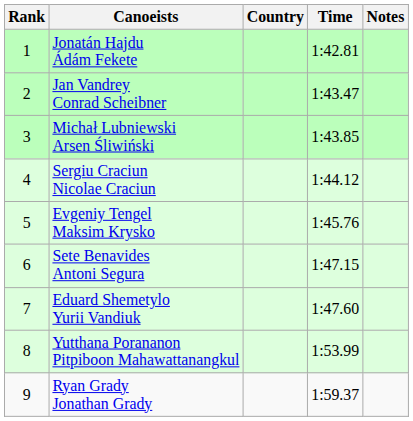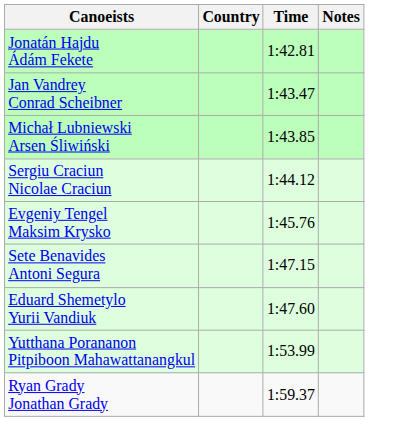- column: (27, 17)
